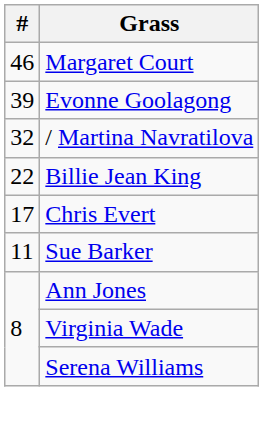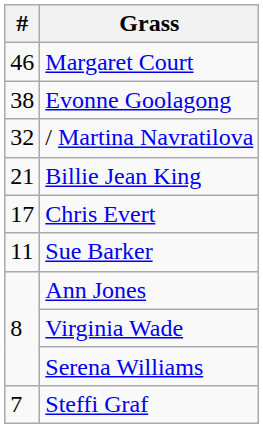(22, 99) 39 -> (22, 99) 38
(22, 175) 22 -> (22, 175) 21
+ row: (97, 404)
